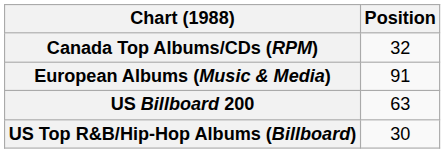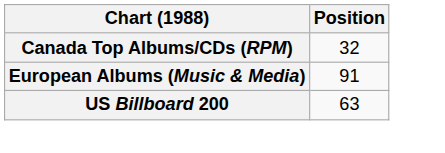- row: (182, 133)
